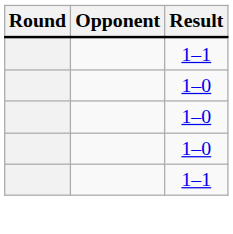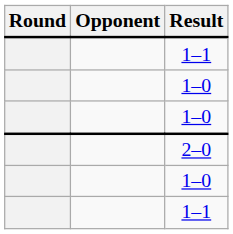+ row: (37, 149)
